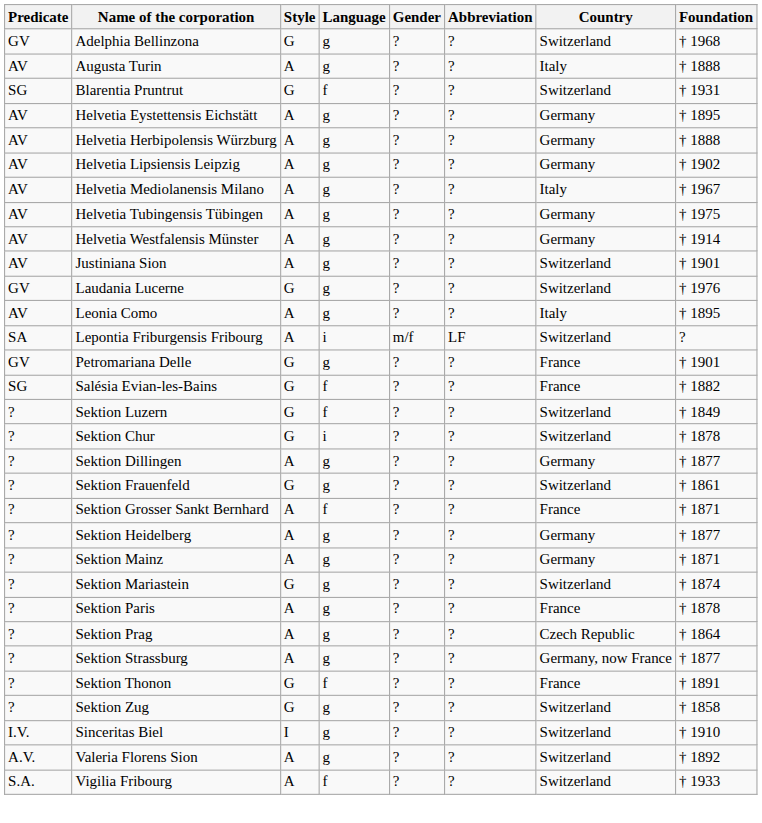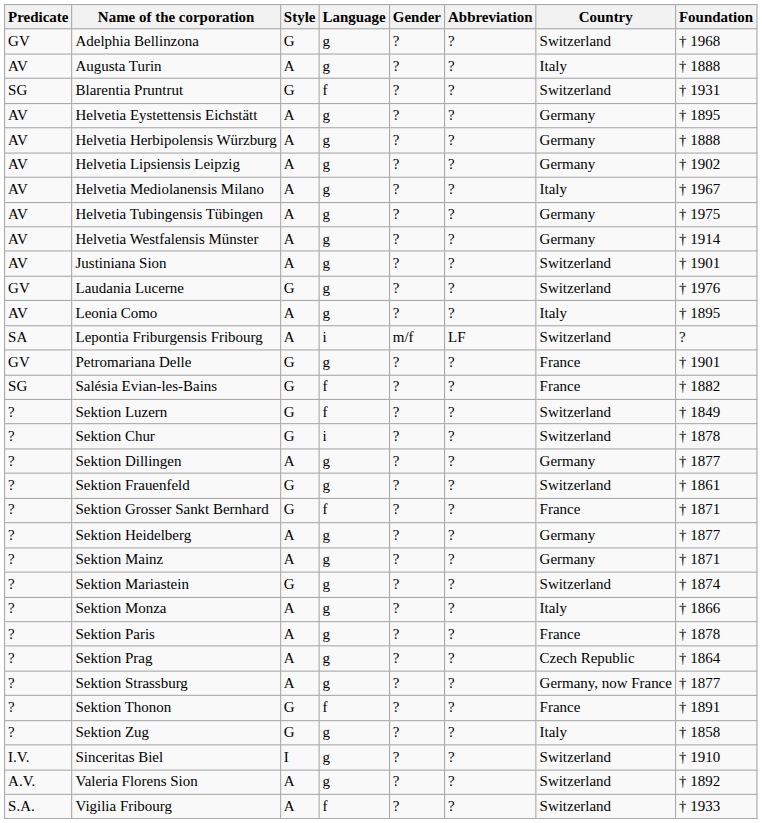(289, 510) A -> (289, 510) G
+ row: (121, 608)
(575, 707) Switzerland -> (553, 732) Italy
